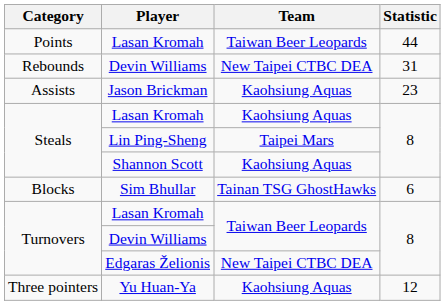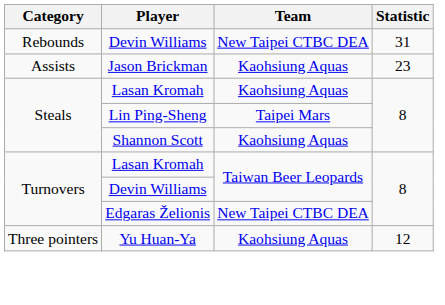- row: (53, 41)
- row: (53, 189)
